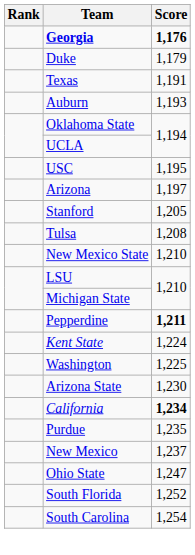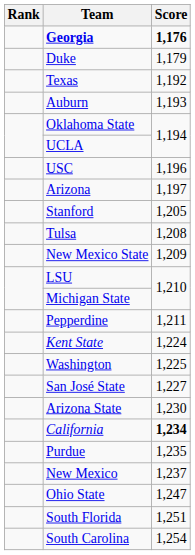(171, 80) 1,191 -> (171, 80) 1,192
(171, 168) 1,195 -> (171, 168) 1,196
(171, 255) 1,210 -> (171, 255) 1,209
(171, 320) bold -> (171, 320) normal
+ row: (85, 386)
(171, 495) 1,252 -> (171, 517) 1,251
